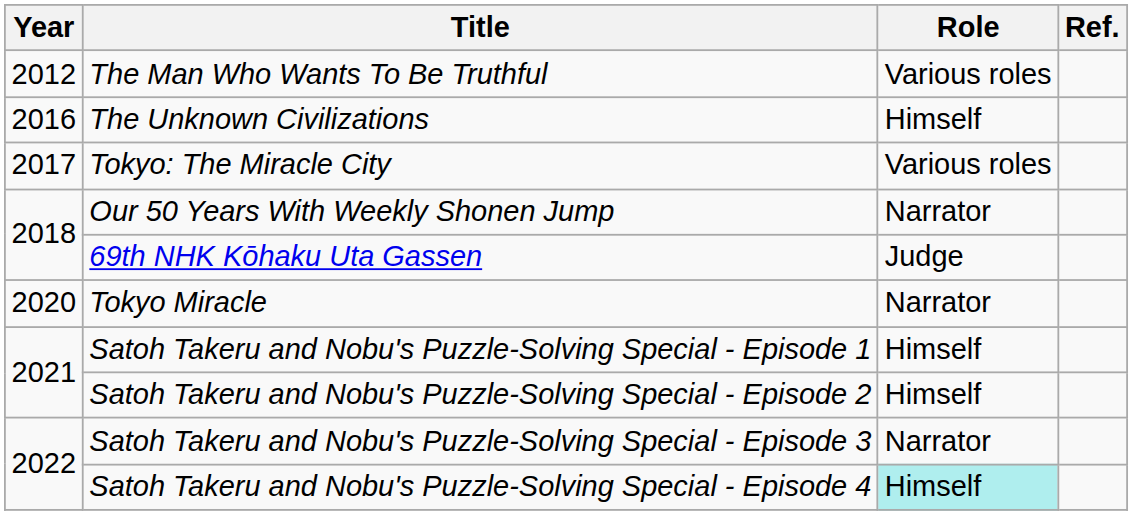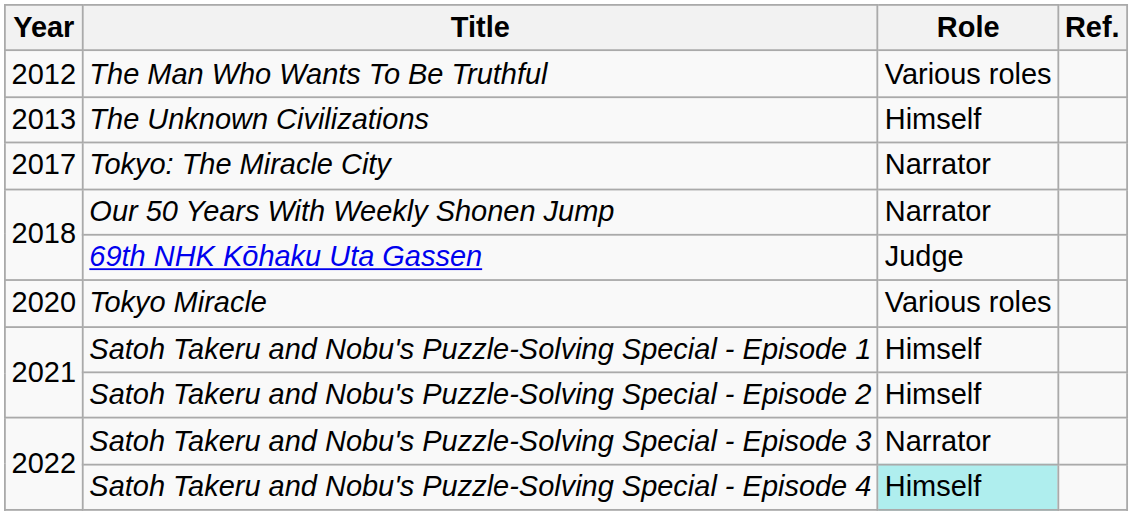(44, 119) 2016 -> (44, 119) 2013
(968, 165) Various roles -> (938, 165) Narrator
(938, 303) Narrator -> (968, 303) Various roles
